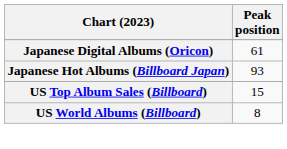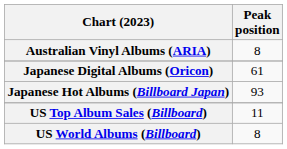+ row: (118, 50)
(257, 92) 15 -> (257, 112) 11
